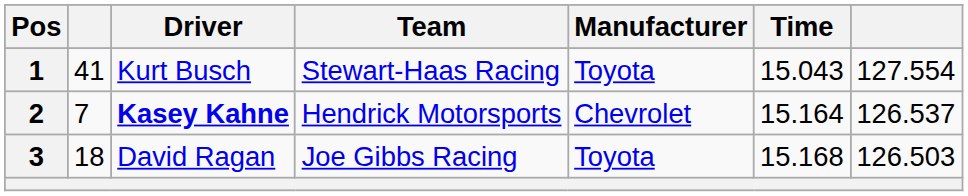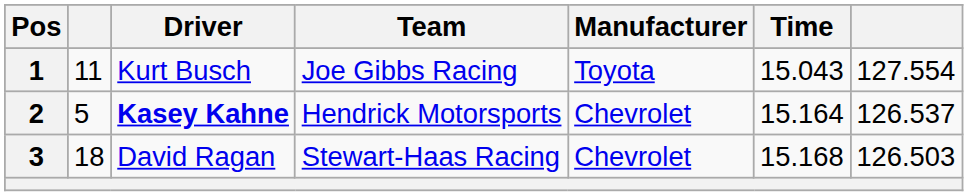(89, 70) 41 -> (88, 70) 11
(431, 70) Stewart-Haas Racing -> (410, 70) Joe Gibbs Racing
(82, 113) 7 -> (82, 113) 5
(410, 157) Joe Gibbs Racing -> (431, 157) Stewart-Haas Racing
(614, 157) Toyota -> (633, 157) Chevrolet
